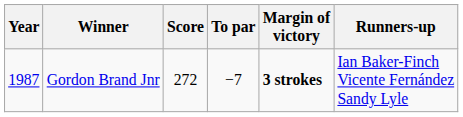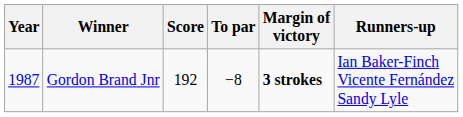(185, 80) 272 -> (185, 80) 192
(233, 80) −7 -> (233, 80) −8
